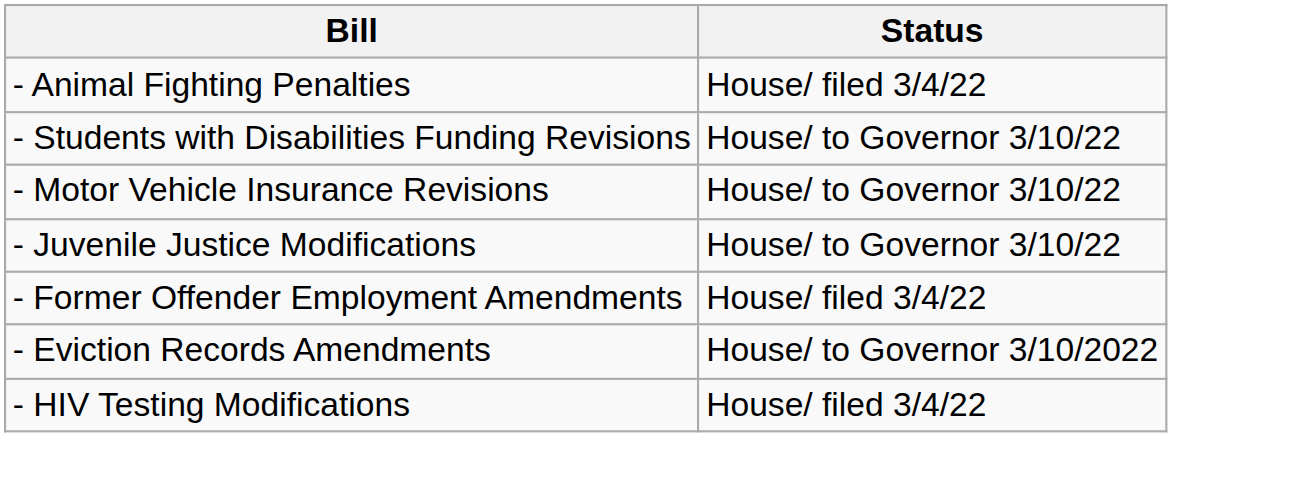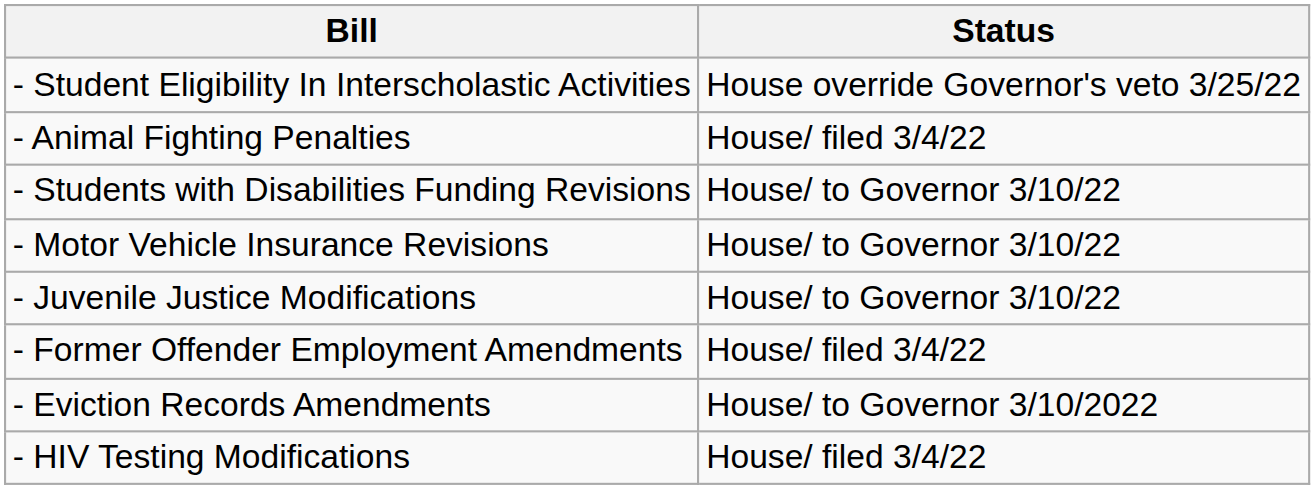+ row: (352, 84)
